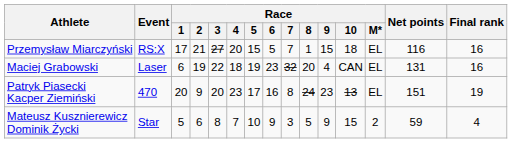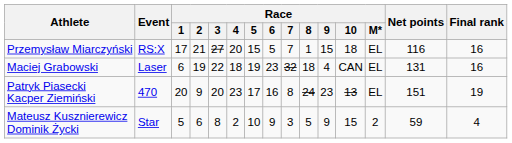(309, 67) 20 -> (309, 67) 18
(236, 123) 7 -> (236, 123) 2
